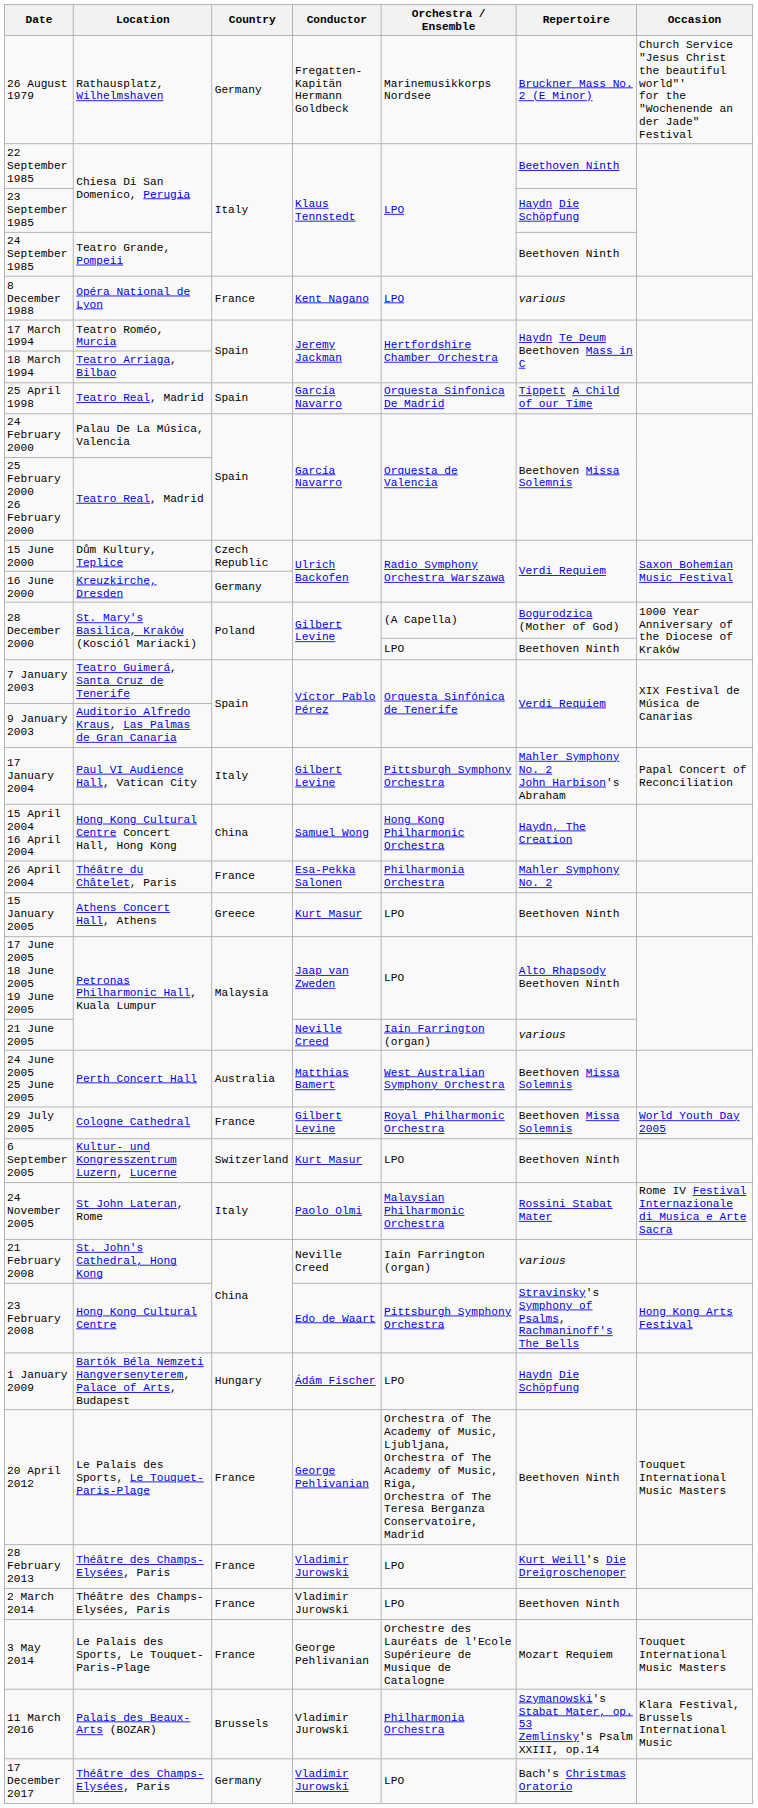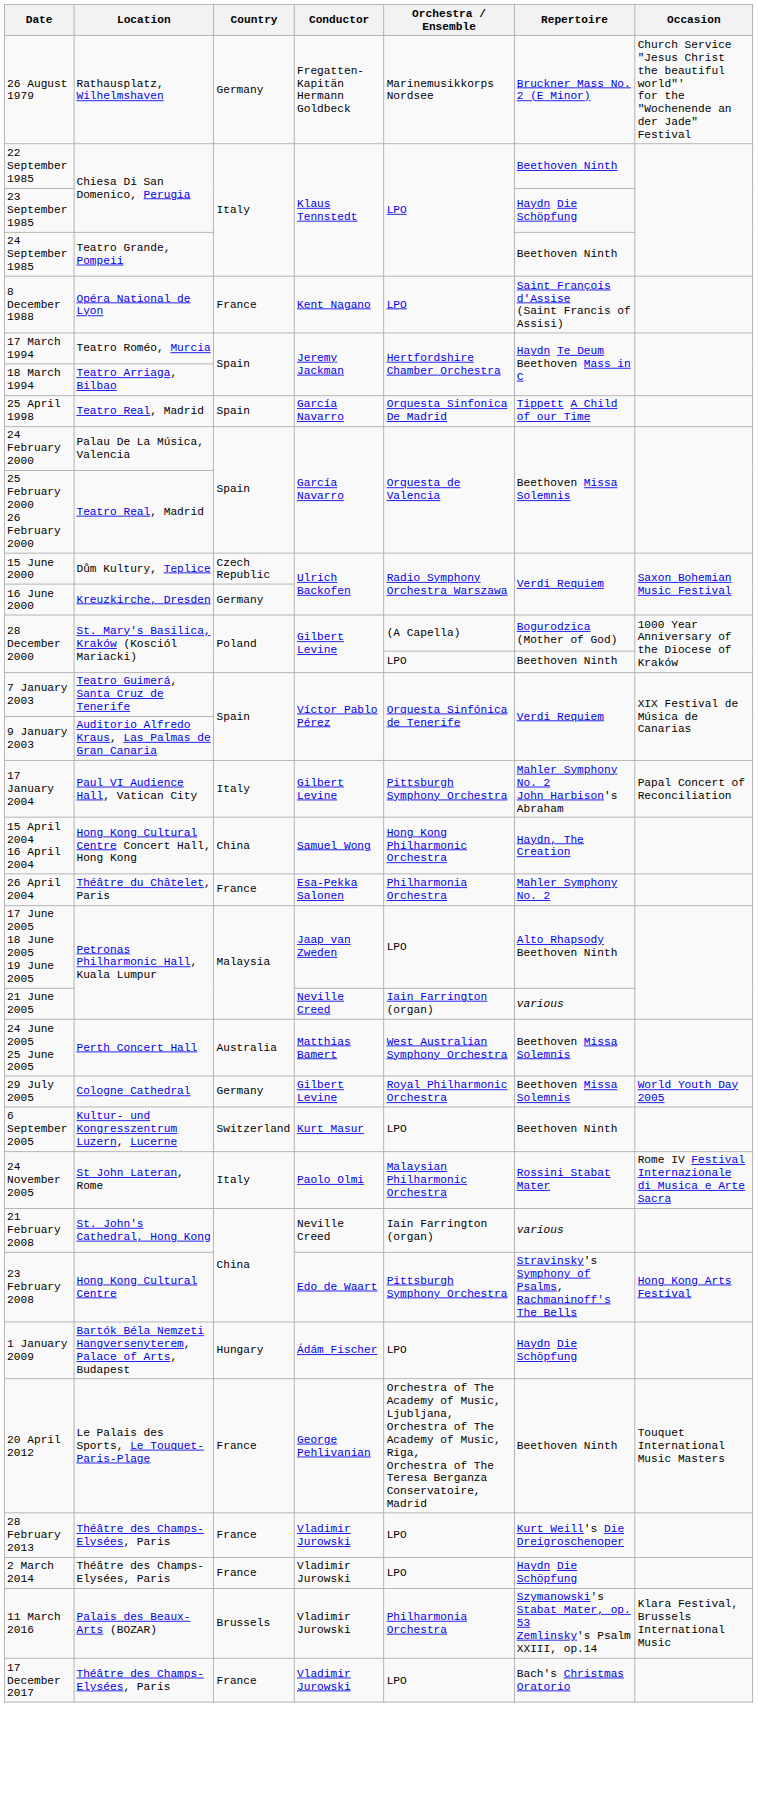(542, 298) various -> (574, 305) Saint François d'Assise (Saint Francis of Assisi)
- row: (31, 914)
(235, 1123) France -> (240, 1092) Germany
(569, 1604) Beethoven Ninth -> (547, 1573) Haydn Die Schöpfung
- row: (24, 1654)
(238, 1781) Germany -> (237, 1680) France
